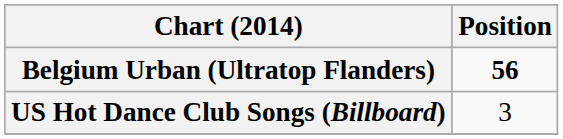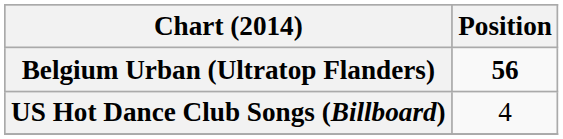(505, 112) 3 -> (505, 112) 4
